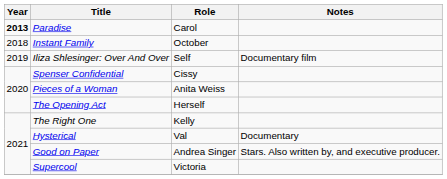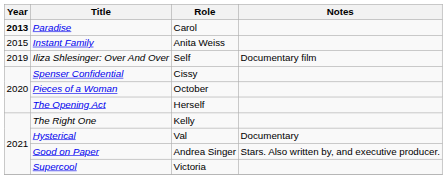(17, 43) 2018 -> (17, 43) 2015
(191, 43) October -> (199, 43) Anita Weiss
(199, 89) Anita Weiss -> (191, 89) October
